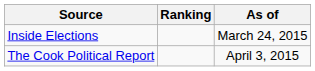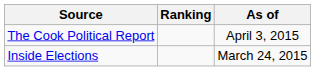rows swapped: (81, 55) <-> (53, 35)
